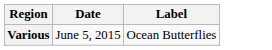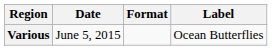+ column: (147, 14)
